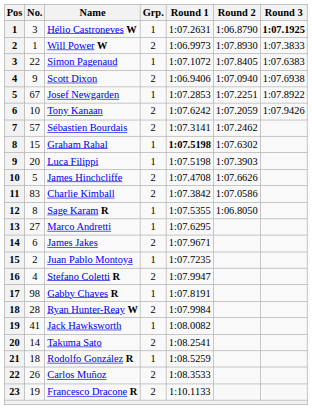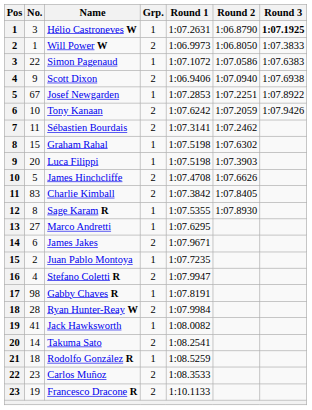(237, 45) 1:07.8930 -> (236, 45) 1:06.8050
(237, 62) 1:07.8405 -> (236, 62) 1:07.0586
(35, 128) 57 -> (35, 128) 11
(190, 144) bold -> (189, 144) normal
(237, 194) 1:07.0586 -> (236, 194) 1:07.8405
(237, 210) 1:06.8050 -> (236, 210) 1:07.8930
(35, 375) 26 -> (35, 375) 23
